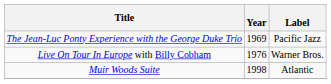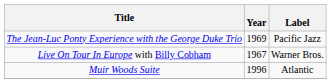(257, 54) 1976 -> (257, 54) 1967
(257, 70) 1998 -> (257, 70) 1996
